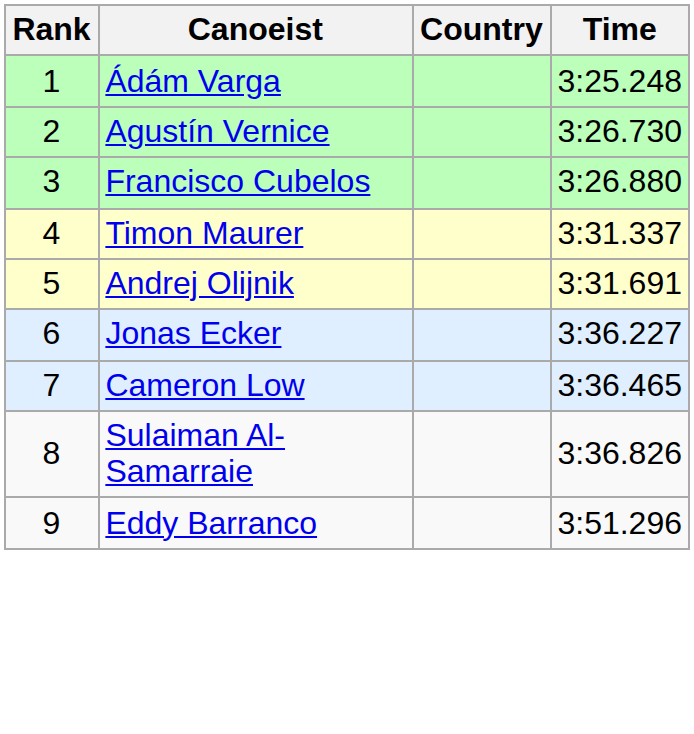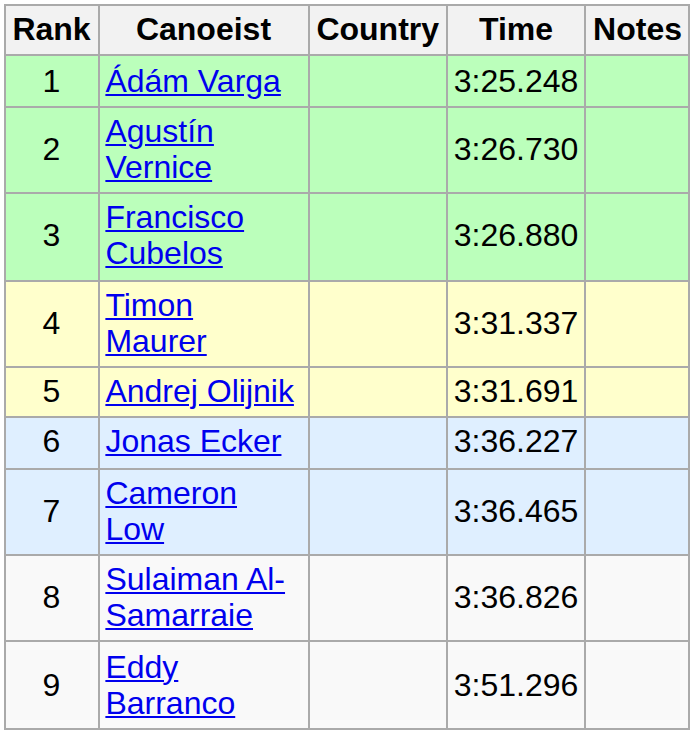+ column: (638, 29)
